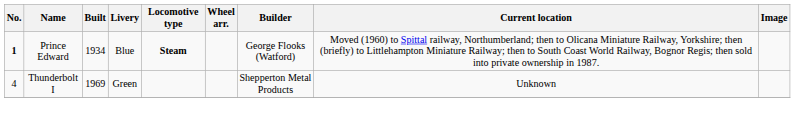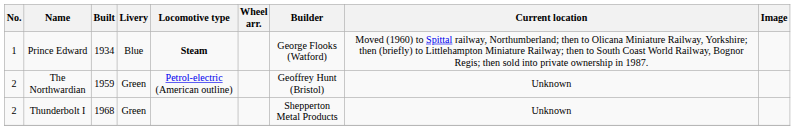(14, 51) bold -> (14, 51) normal
+ row: (58, 84)
(14, 84) 4 -> (14, 111) 2
(95, 84) 1969 -> (104, 111) 1968
